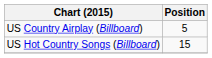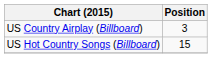(185, 28) 5 -> (185, 28) 3
